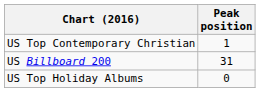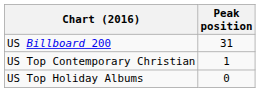rows swapped: (59, 61) <-> (101, 43)
